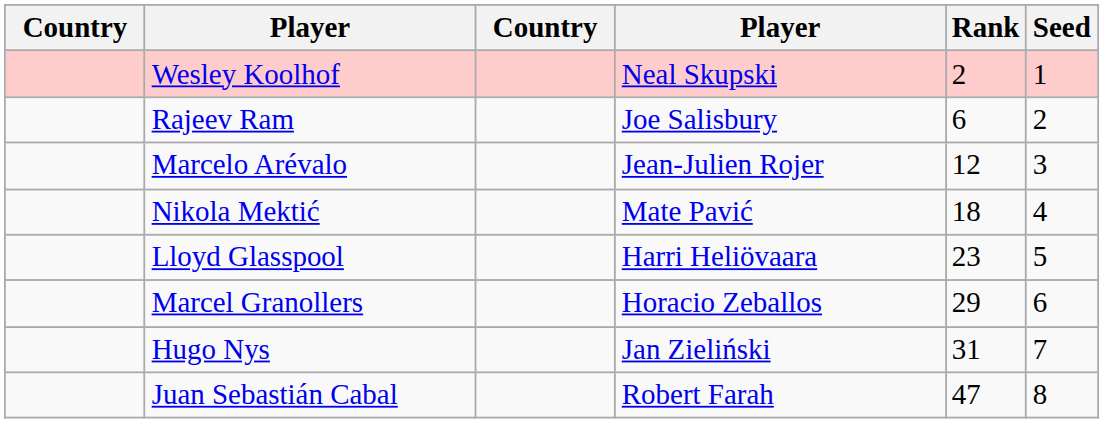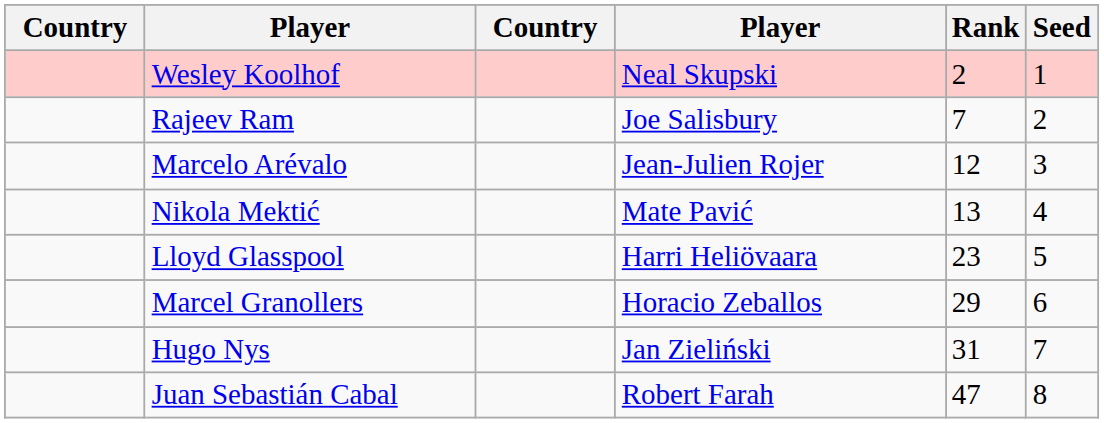(959, 119) 6 -> (959, 119) 7
(966, 211) 18 -> (966, 211) 13
